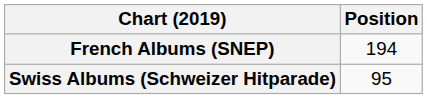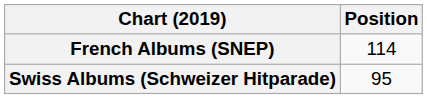(381, 49) 194 -> (381, 49) 114
